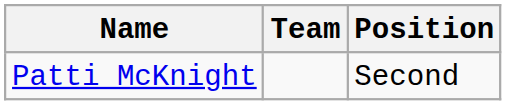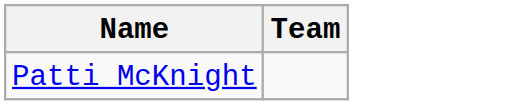- column: (424, 29)
